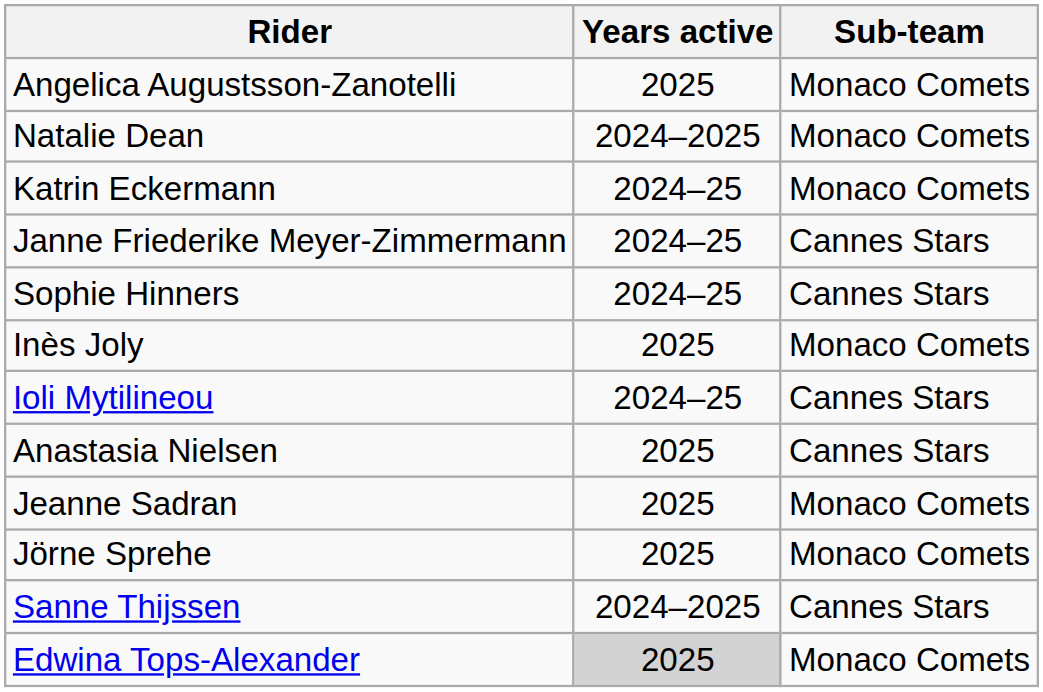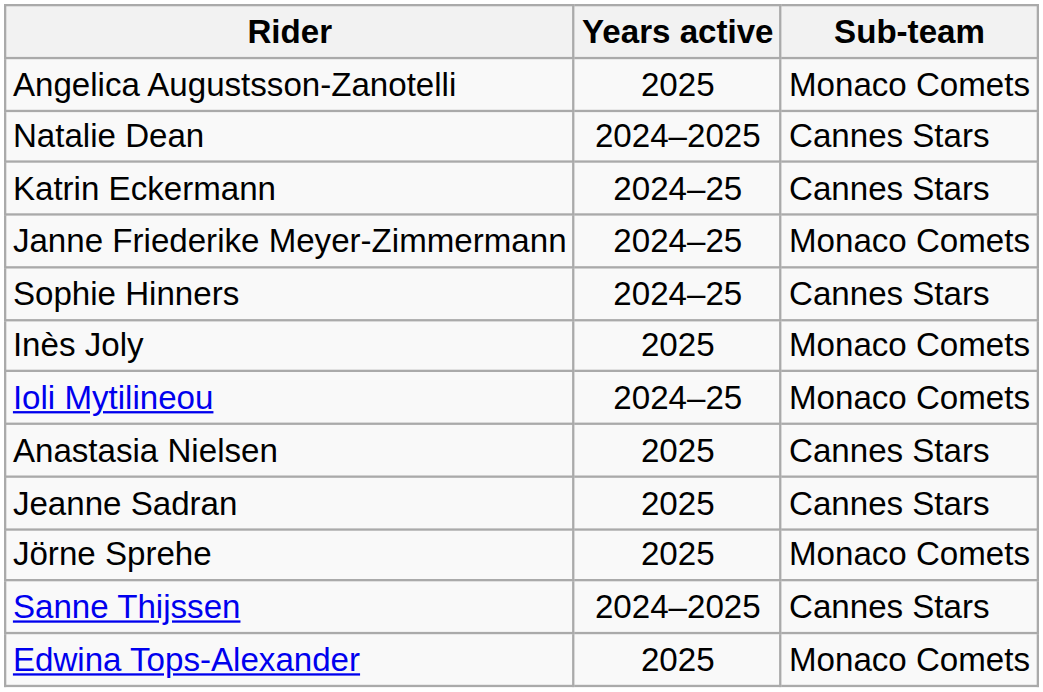(910, 136) Monaco Comets -> (889, 136) Cannes Stars
(910, 189) Monaco Comets -> (889, 189) Cannes Stars
(889, 241) Cannes Stars -> (910, 241) Monaco Comets
(889, 398) Cannes Stars -> (910, 398) Monaco Comets
(910, 503) Monaco Comets -> (889, 503) Cannes Stars
(678, 660) lightgrey background -> (678, 660) no background
